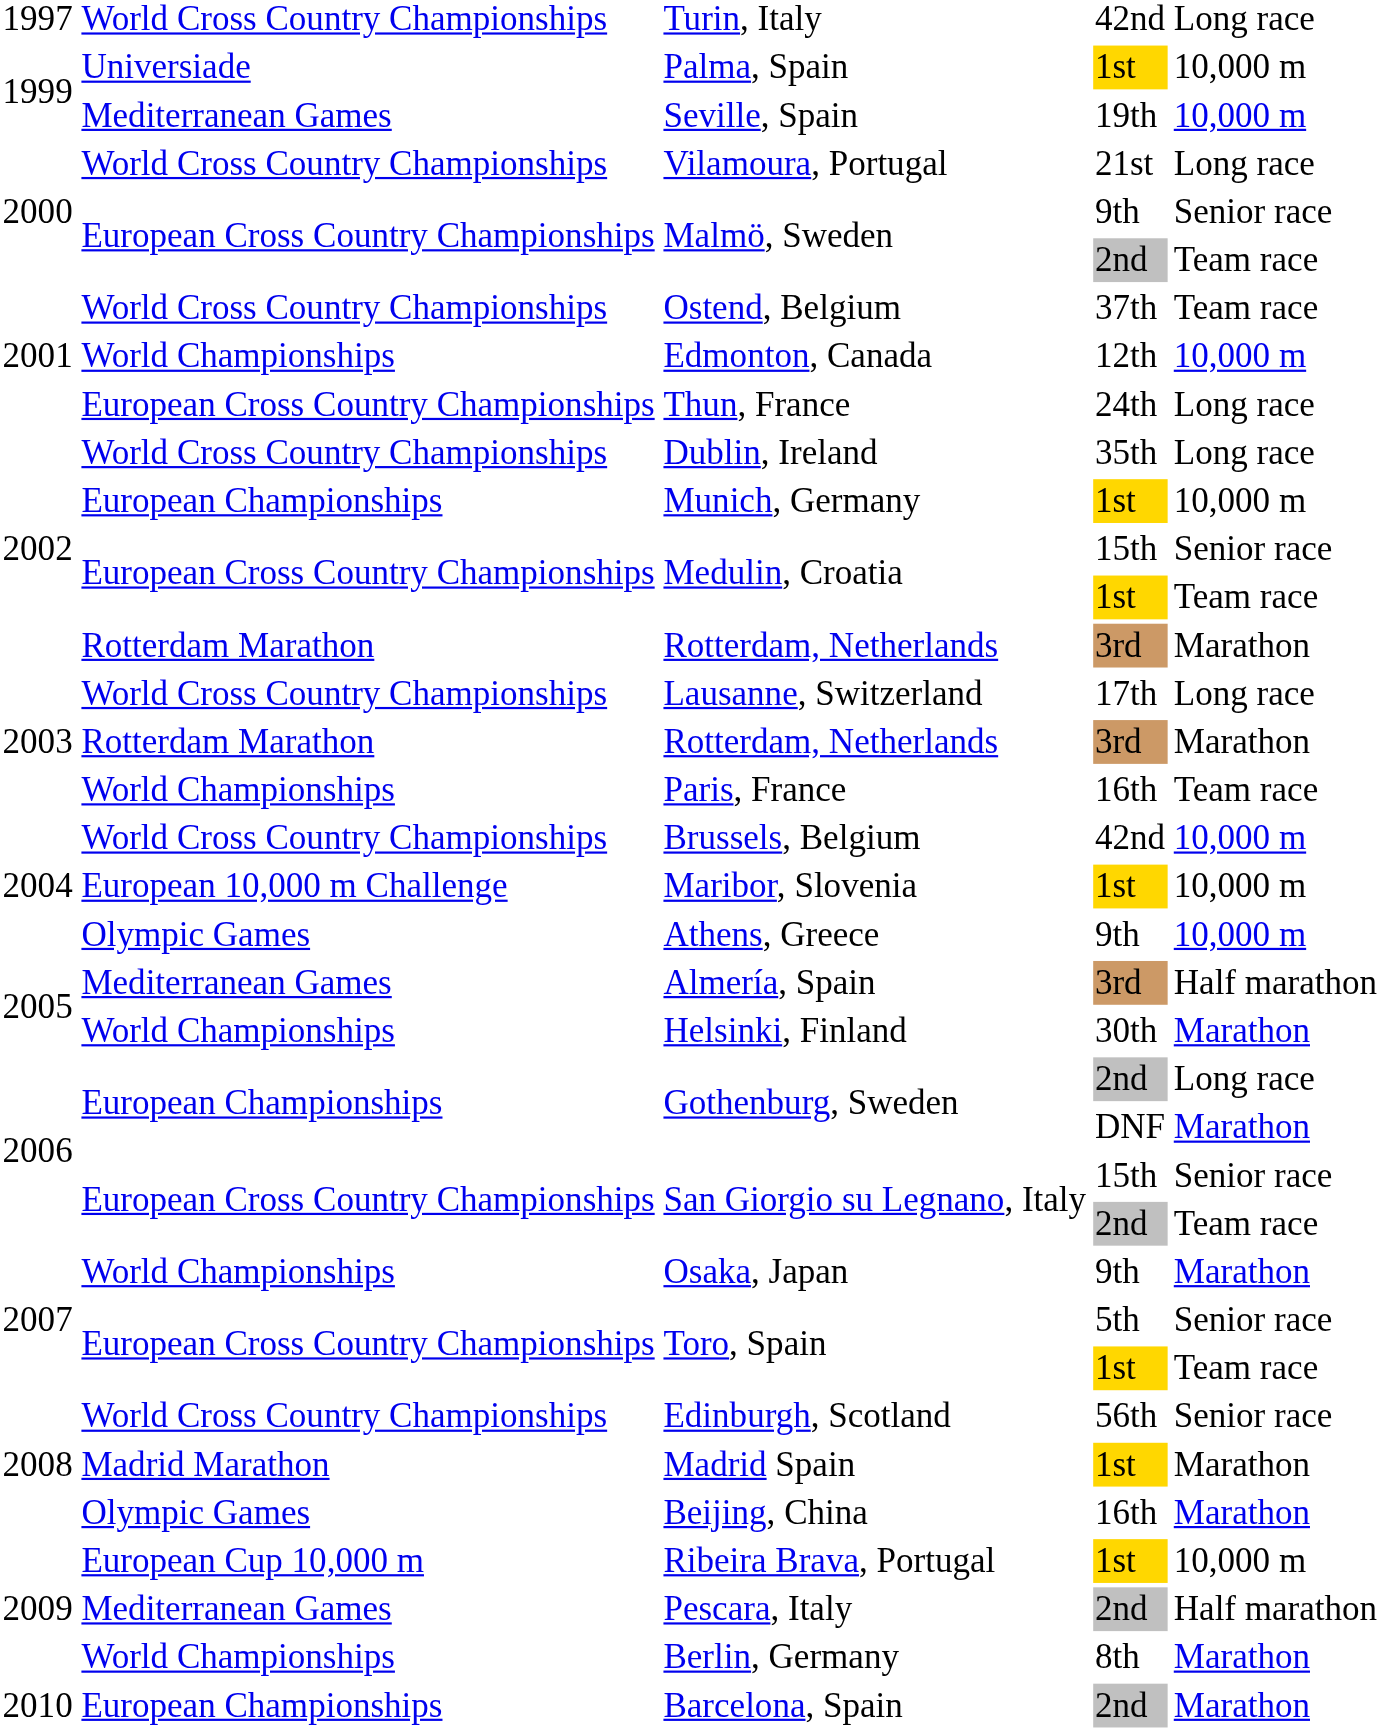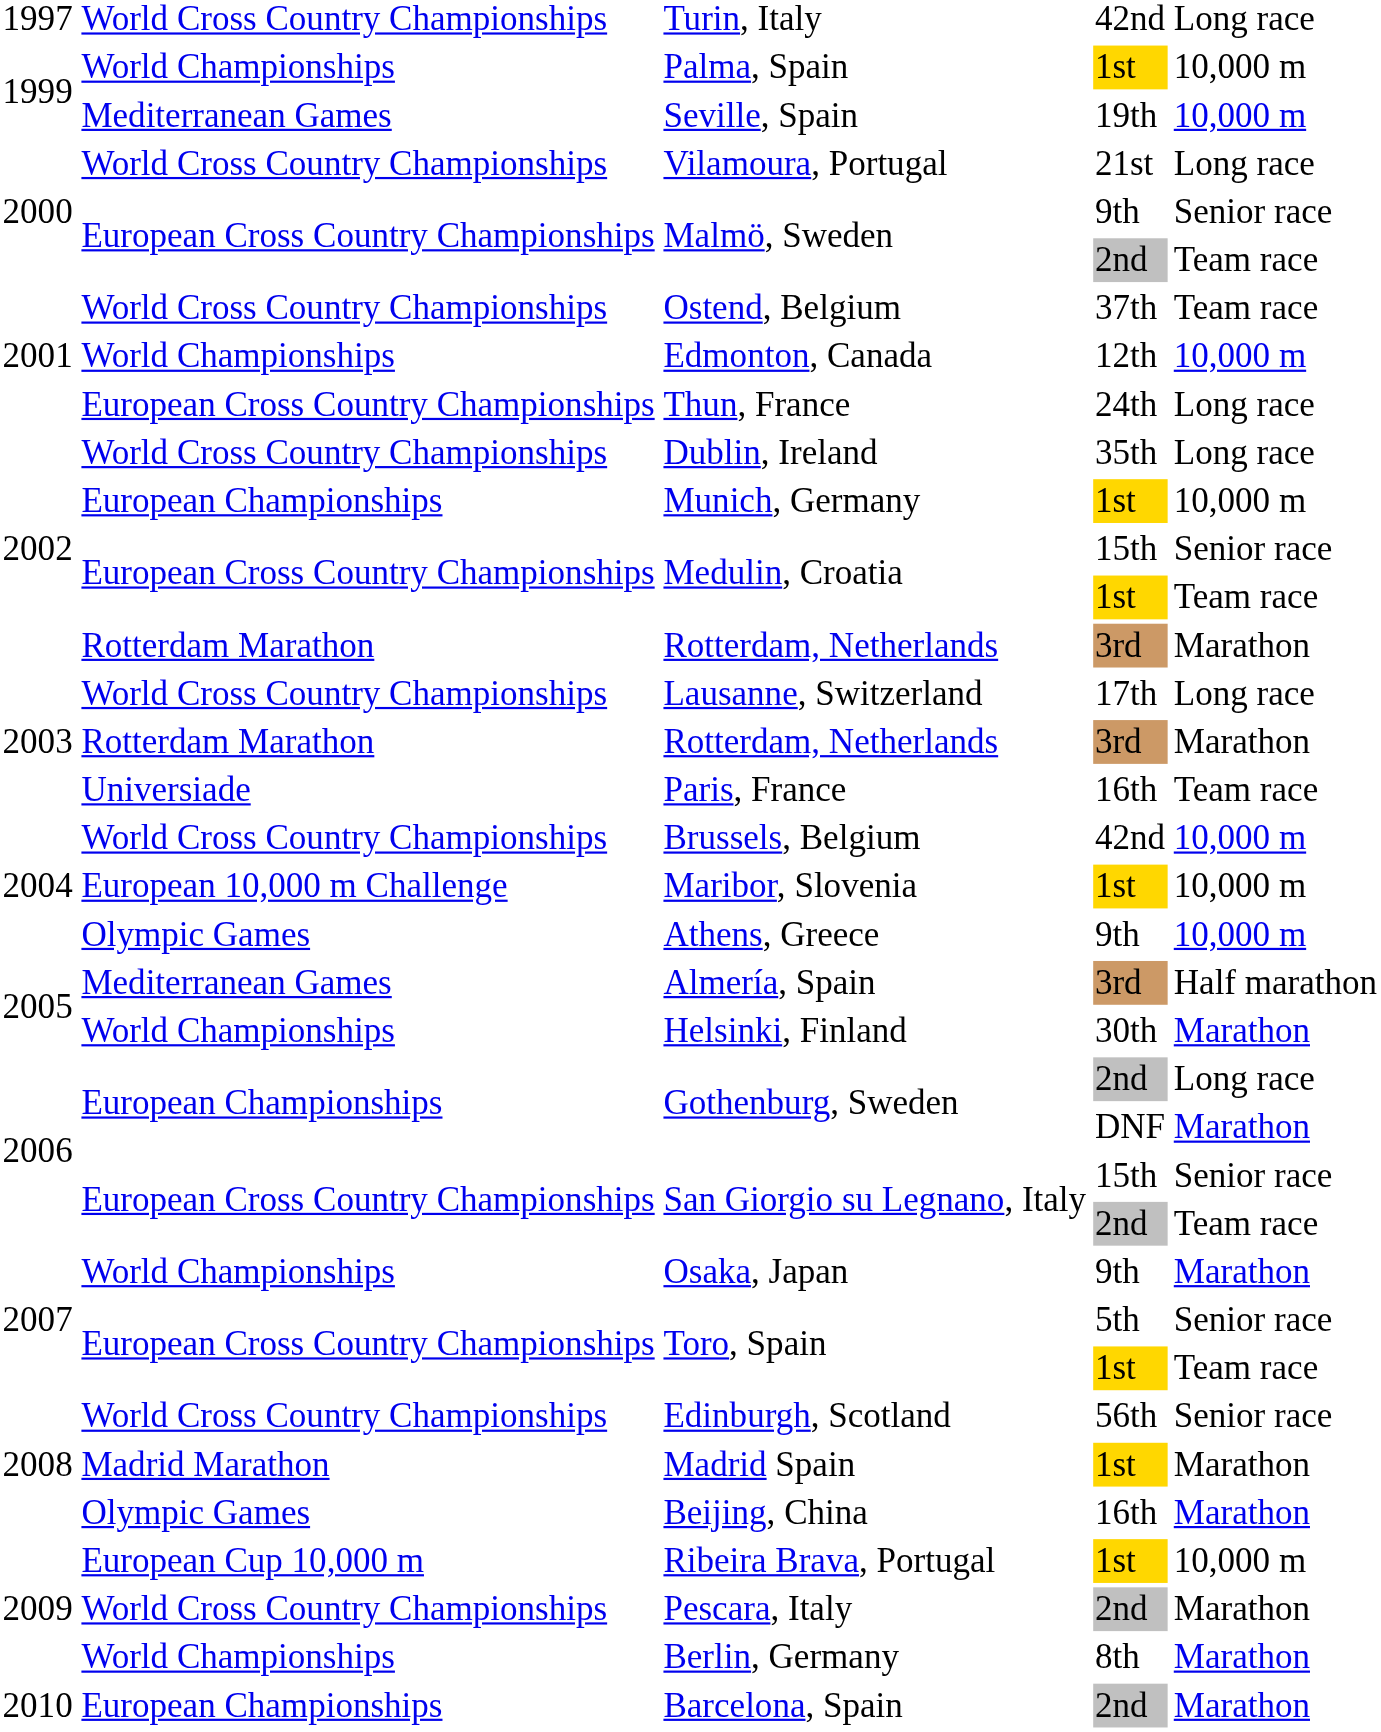(166, 66) Universiade -> (238, 66) World Championships
(238, 789) World Championships -> (166, 789) Universiade
(237, 1608) Mediterranean Games -> (344, 1608) World Cross Country Championships
(1275, 1608) Half marathon -> (1242, 1608) Marathon
